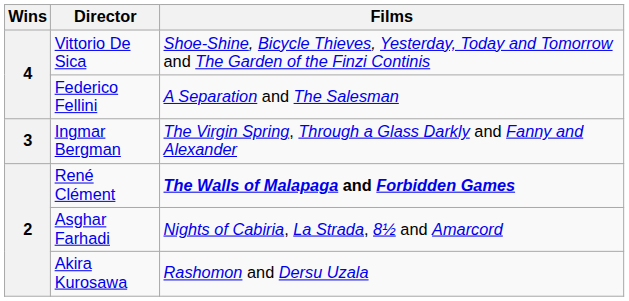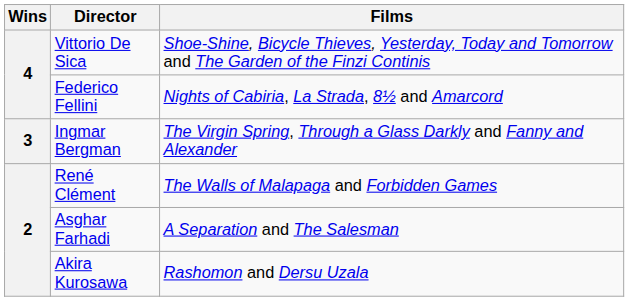(281, 96) A Separation and The Salesman -> (333, 96) Nights of Cabiria, La Strada, 8½ and Amarcord
(339, 185) bold -> (330, 185) normal
(333, 229) Nights of Cabiria, La Strada, 8½ and Amarcord -> (281, 229) A Separation and The Salesman
